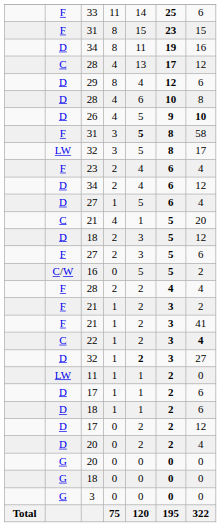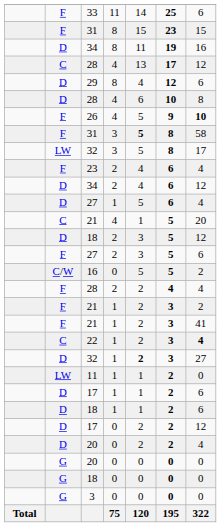(63, 116) D -> (63, 116) F
